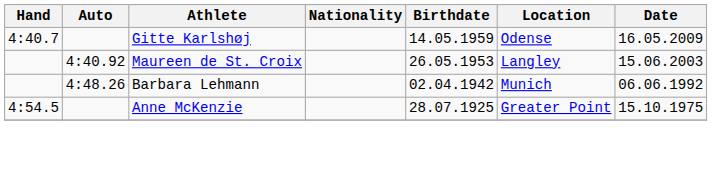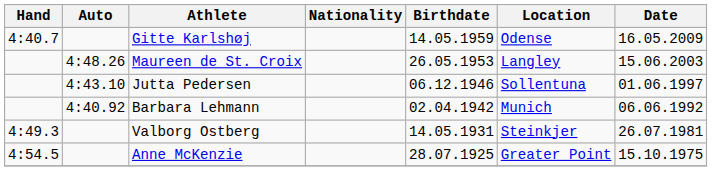(95, 62) 4:40.92 -> (95, 62) 4:48.26
+ row: (191, 85)
(95, 85) 4:48.26 -> (95, 108) 4:40.92
+ row: (196, 132)
